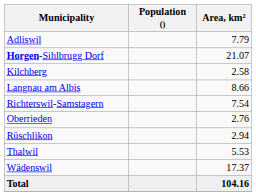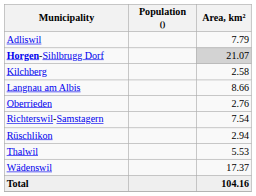(238, 55) no background -> (238, 55) lightgrey background
rows swapped: (29, 119) <-> (55, 103)
